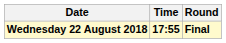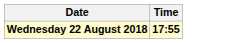- column: (202, 13)
